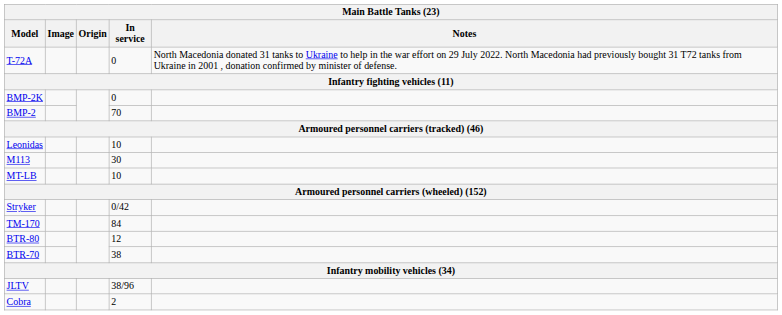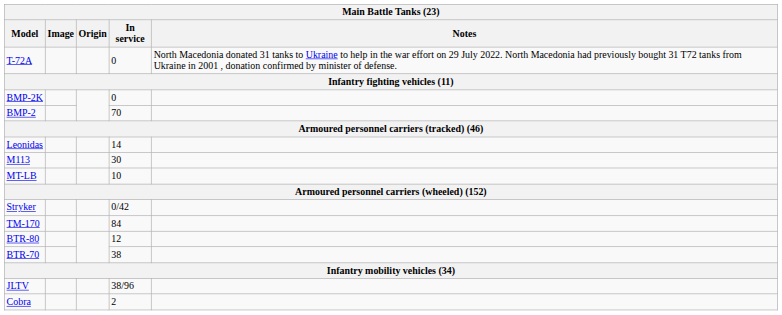(116, 144) 10 -> (116, 144) 14
